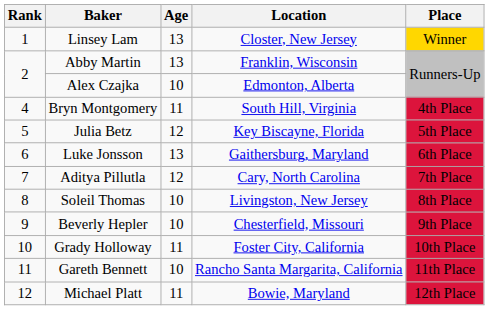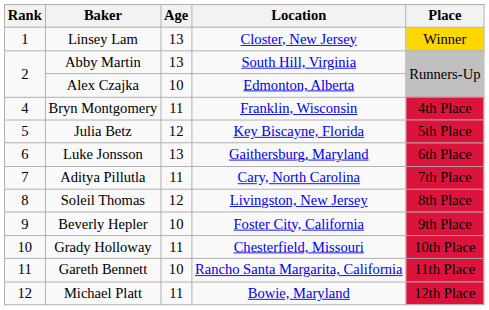(299, 62) Franklin, Wisconsin -> (299, 62) South Hill, Virginia
(299, 108) South Hill, Virginia -> (299, 108) Franklin, Wisconsin
(176, 177) 12 -> (176, 177) 11
(176, 200) 10 -> (176, 200) 12
(299, 223) Chesterfield, Missouri -> (299, 223) Foster City, California
(299, 246) Foster City, California -> (299, 246) Chesterfield, Missouri
